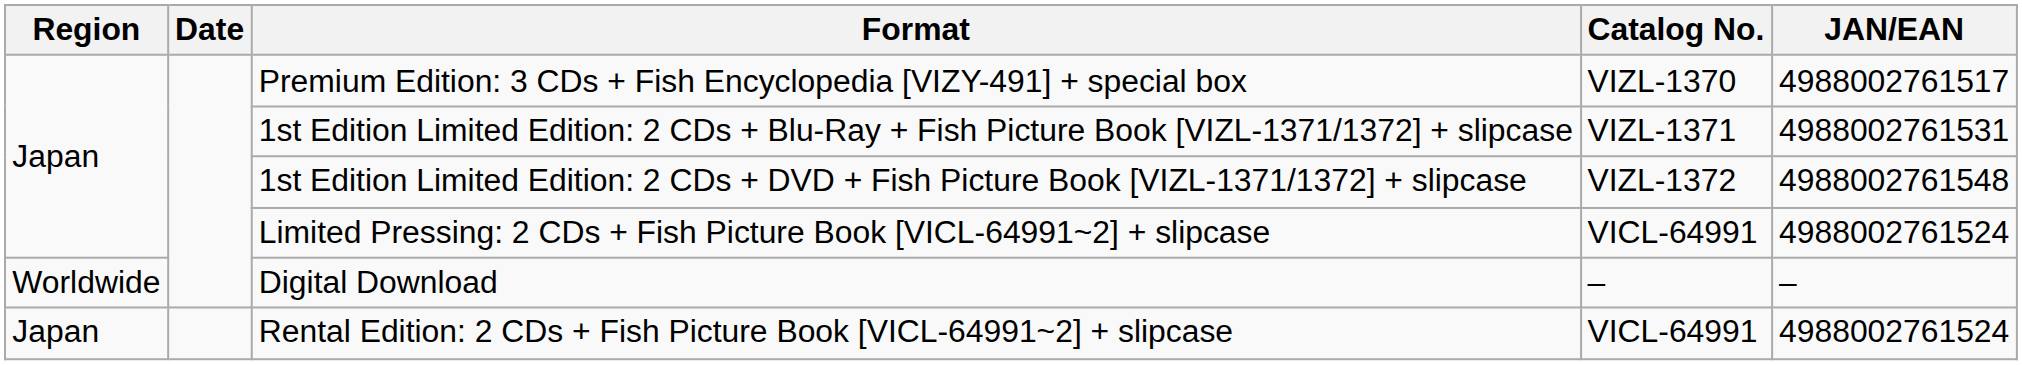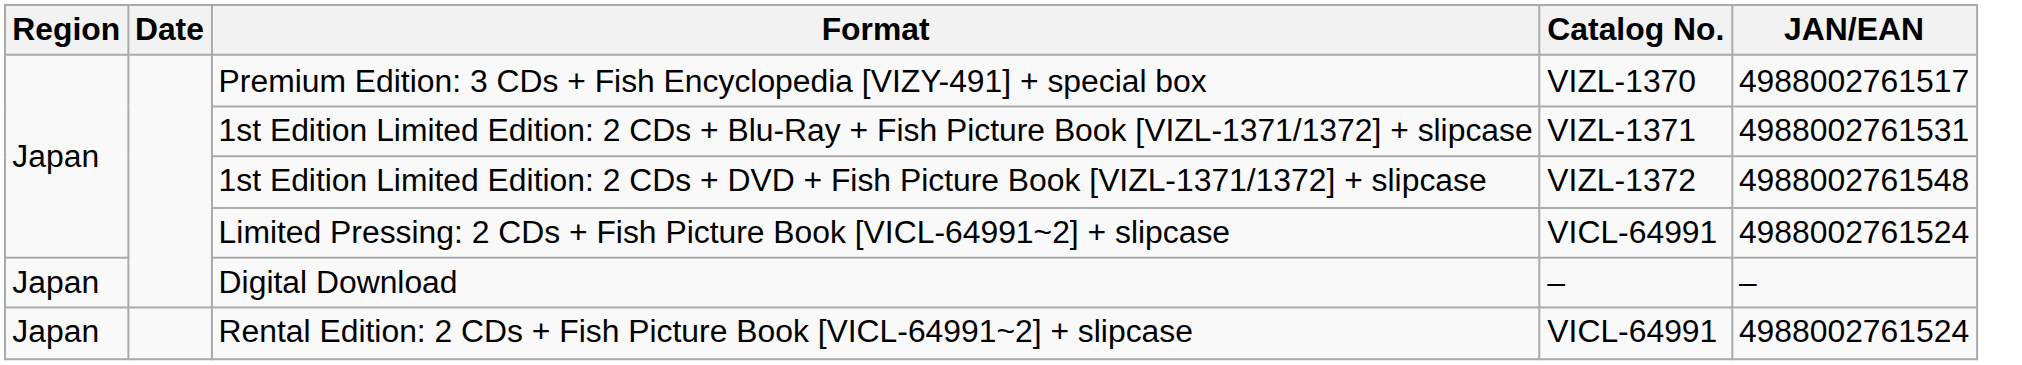(86, 282) Worldwide -> (56, 282) Japan
